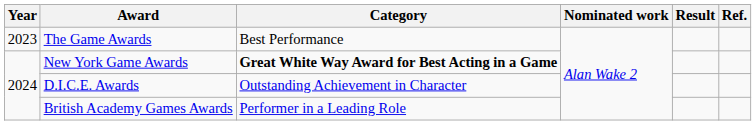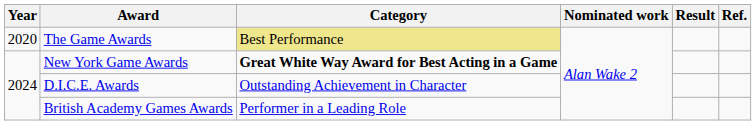(22, 39) 2023 -> (22, 39) 2020
(291, 39) no background -> (291, 39) khaki background
